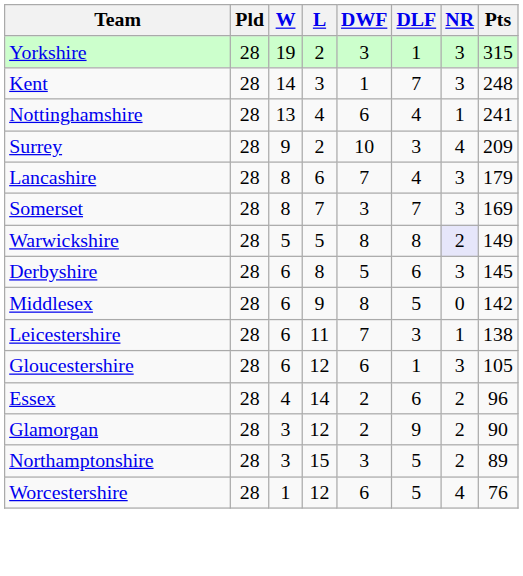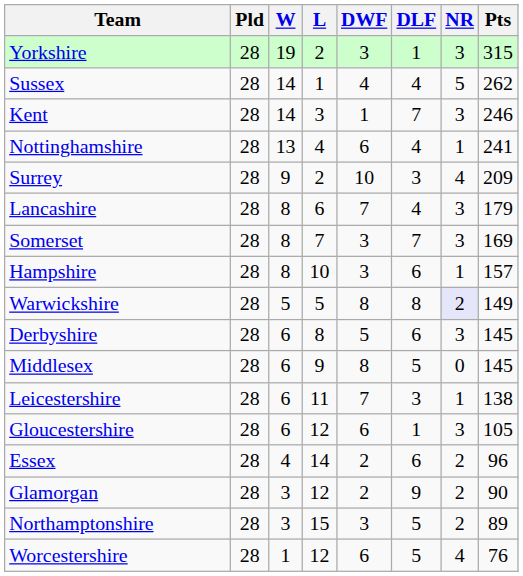+ row: (37, 83)
(498, 83) 248 -> (498, 114) 246
+ row: (53, 271)
(498, 303) 142 -> (498, 366) 145
